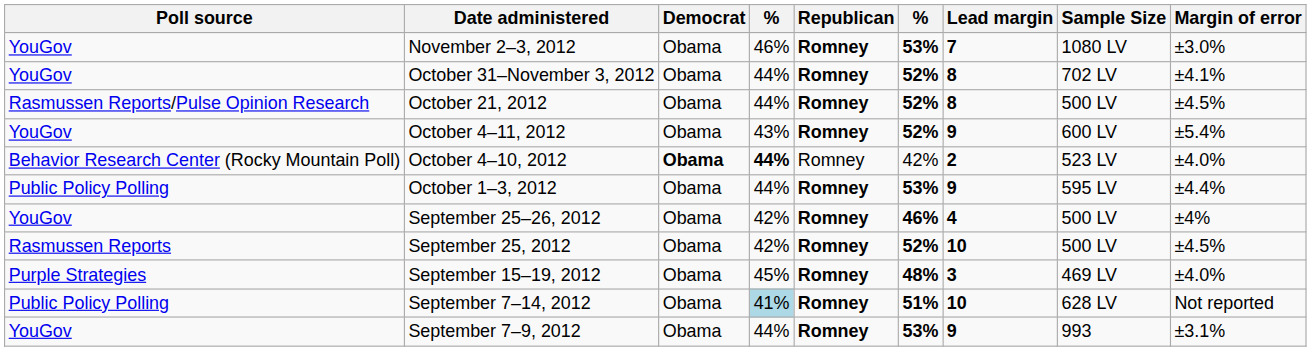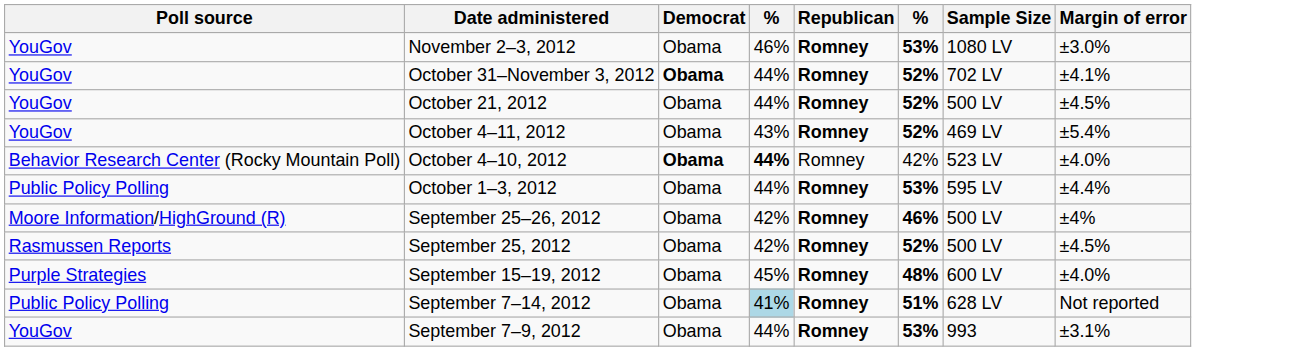- column: (1000, 18)
(692, 75) normal -> (693, 75) bold
(189, 103) Rasmussen Reports/Pulse Opinion Research -> (40, 103) YouGov
(1089, 132) 600 LV -> (974, 132) 469 LV
(40, 217) YouGov -> (147, 217) Moore Information/HighGround (R)
(1089, 274) 469 LV -> (974, 274) 600 LV
